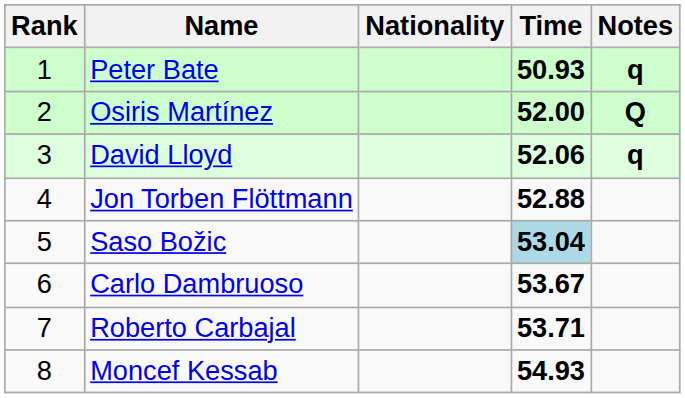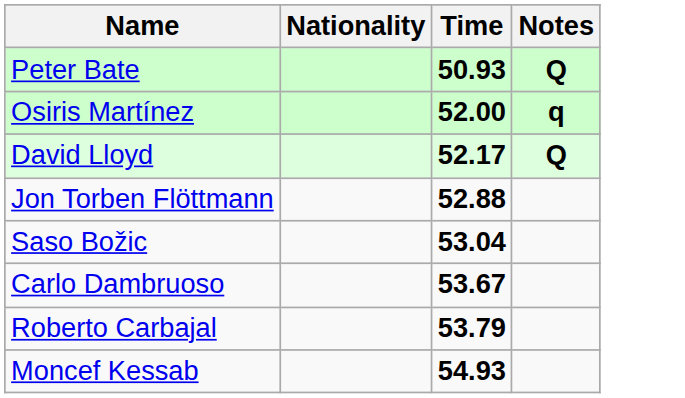- column: (44, 26)
(635, 69) q -> (556, 69) Q
(635, 112) Q -> (556, 112) q
(551, 155) 52.06 -> (472, 155) 52.17
(635, 155) q -> (556, 155) Q
(551, 241) lightblue background -> (472, 241) no background
(551, 328) 53.71 -> (472, 328) 53.79
